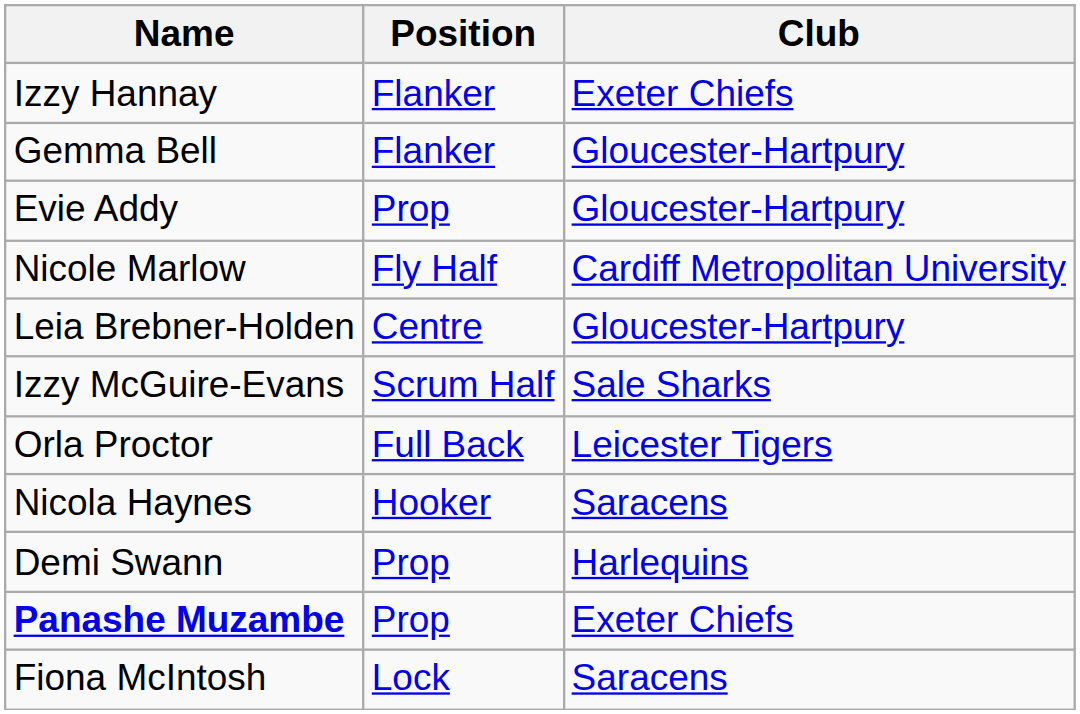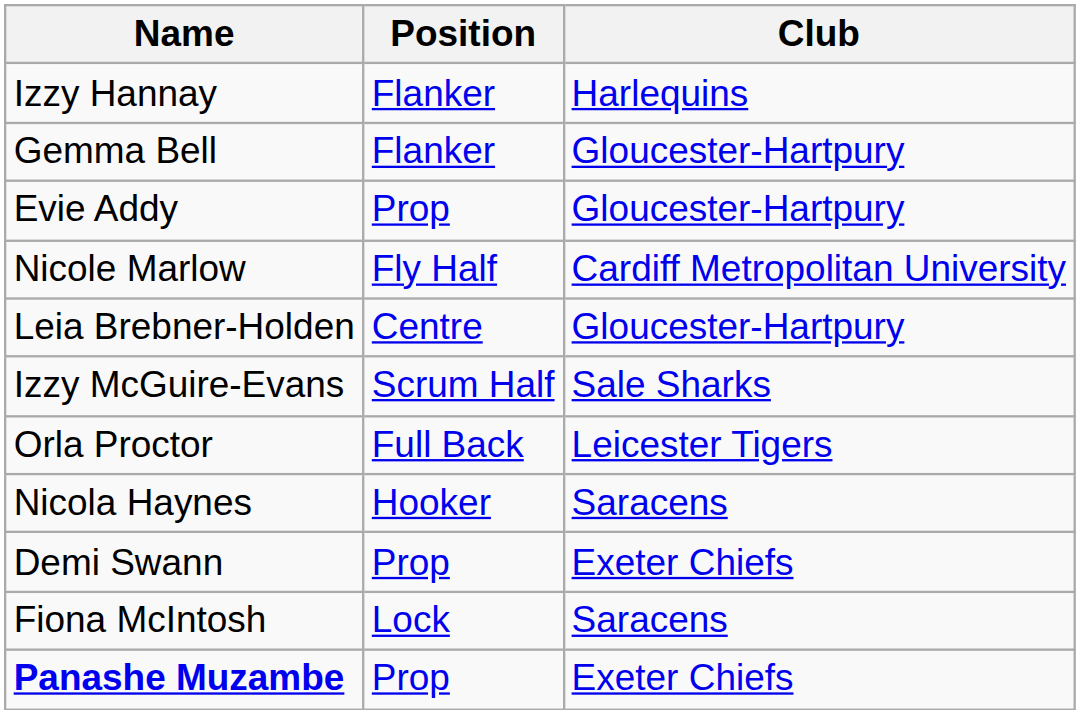(683, 92) Exeter Chiefs -> (660, 92) Harlequins
(660, 561) Harlequins -> (683, 561) Exeter Chiefs
rows swapped: (140, 678) <-> (179, 619)
